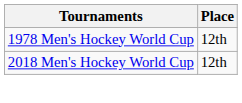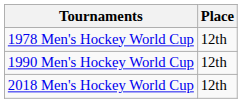+ row: (101, 62)
